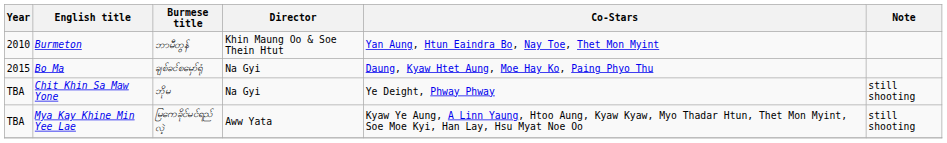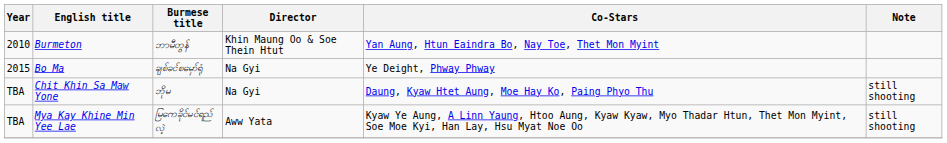(510, 68) Daung, Kyaw Htet Aung, Moe Hay Ko, Paing Phyo Thu -> (430, 68) Ye Deight, Phway Phway
(430, 91) Ye Deight, Phway Phway -> (510, 91) Daung, Kyaw Htet Aung, Moe Hay Ko, Paing Phyo Thu
